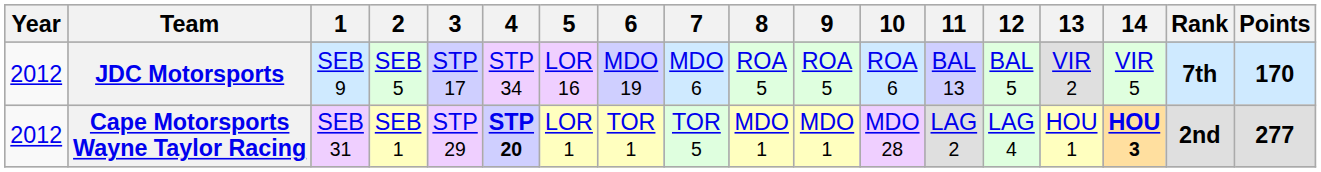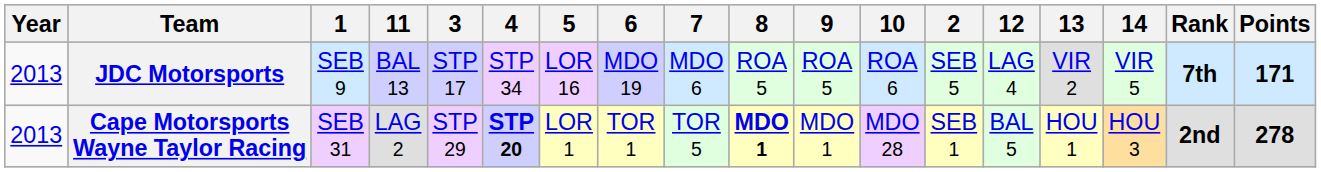columns swapped: (398, 24) <-> (954, 24)
(36, 73) 2012 -> (36, 73) 2013
(1011, 73) BAL 5 -> (1011, 73) LAG 4
(1275, 73) 170 -> (1275, 73) 171
(36, 136) 2012 -> (36, 136) 2013
(762, 136) normal -> (762, 136) bold
(1011, 136) LAG 4 -> (1011, 136) BAL 5
(1134, 136) bold -> (1134, 136) normal
(1275, 136) 277 -> (1275, 136) 278
